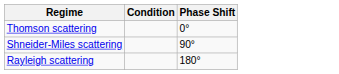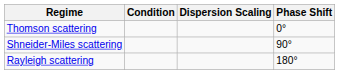+ column: (226, 12)
